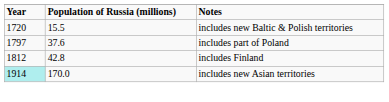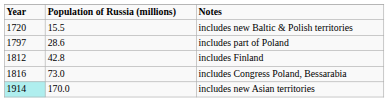(56, 43) 37.6 -> (56, 43) 28.6
+ row: (273, 74)
